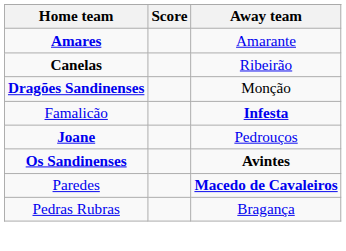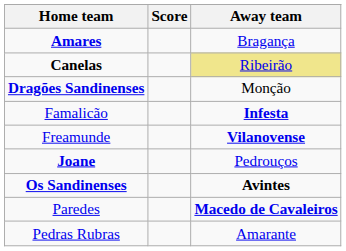(266, 40) Amarante -> (266, 40) Bragança
(266, 64) no background -> (266, 64) khaki background
+ row: (76, 137)
(266, 209) Bragança -> (266, 233) Amarante
